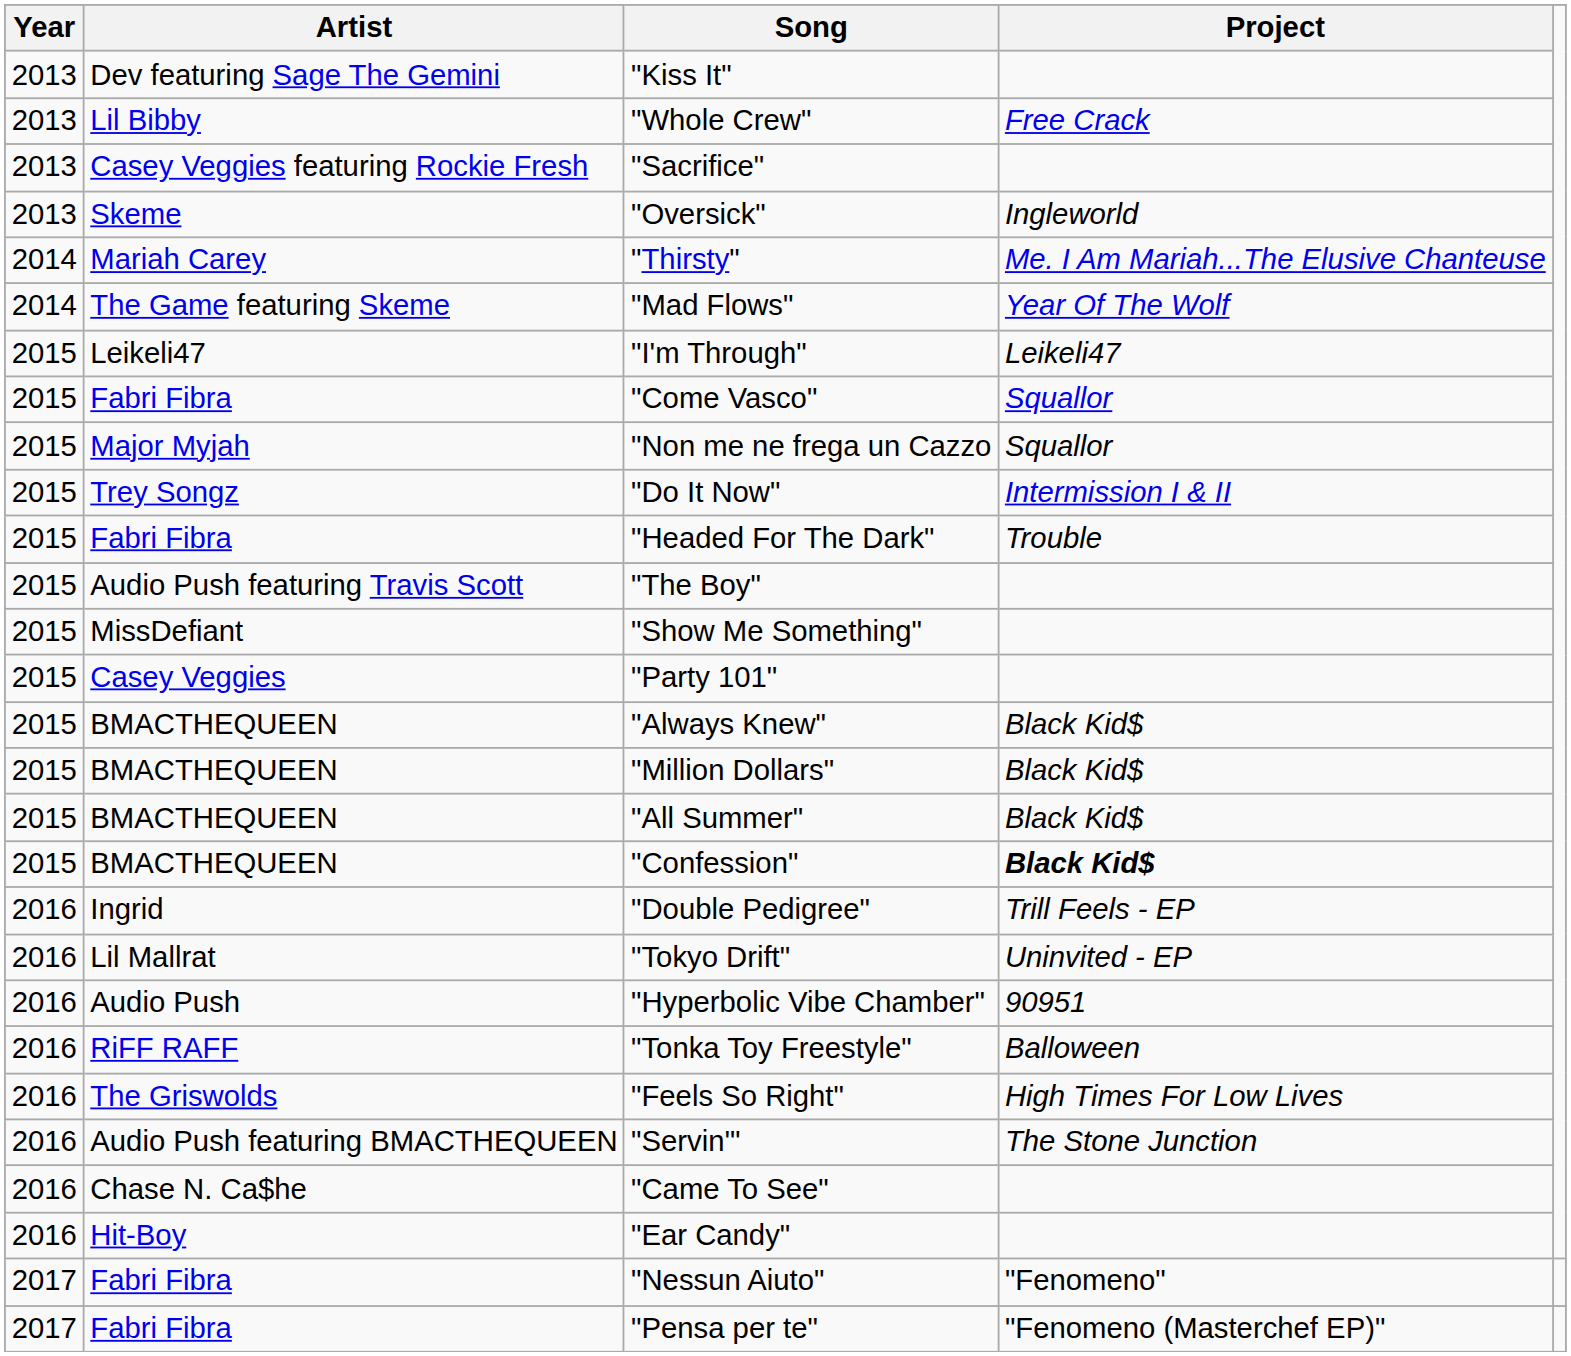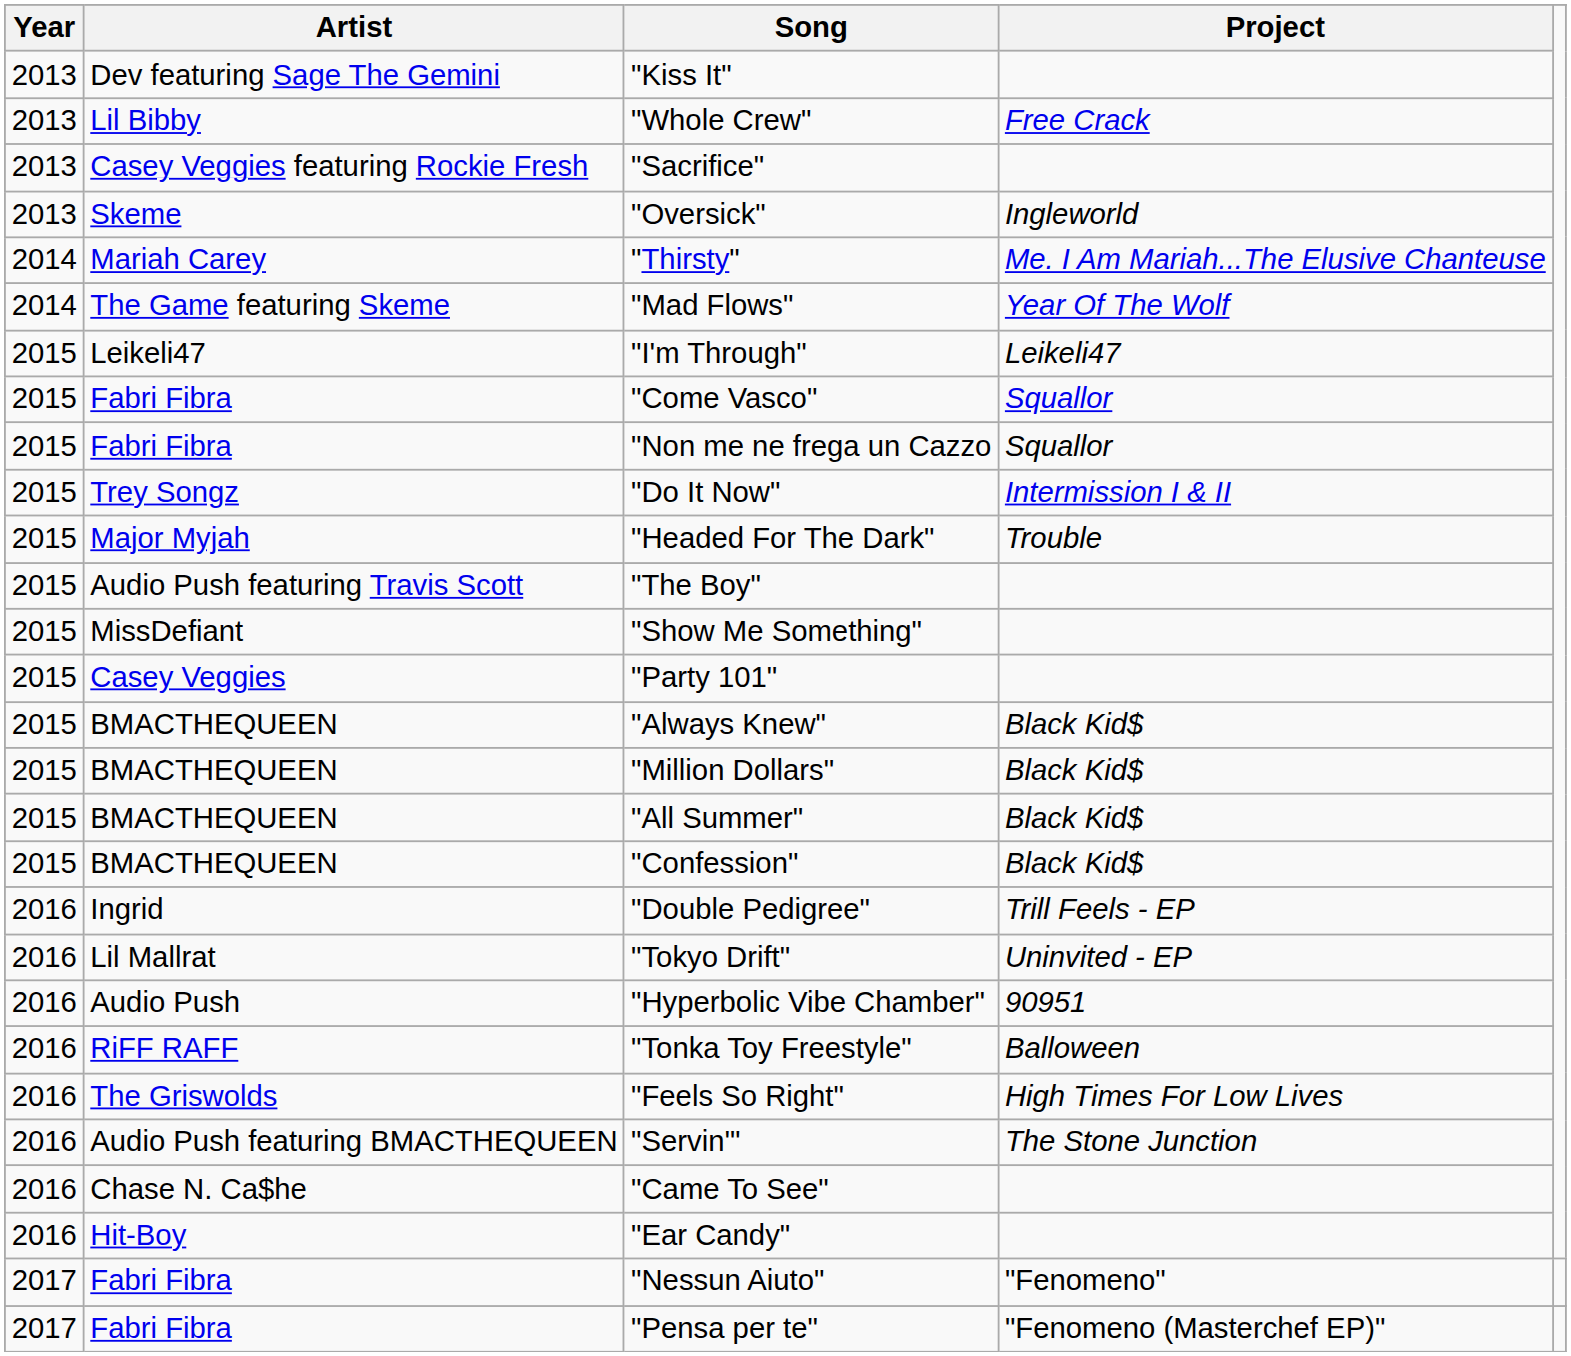(170, 445) Major Myjah -> (161, 445) Fabri Fibra
(161, 538) Fabri Fibra -> (170, 538) Major Myjah
(1080, 863) bold -> (1074, 863) normal
